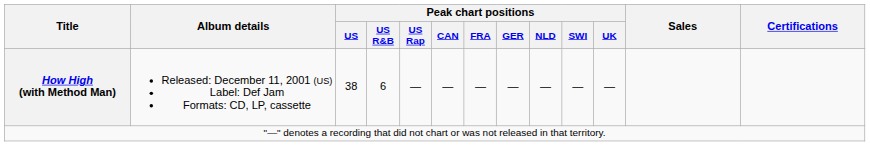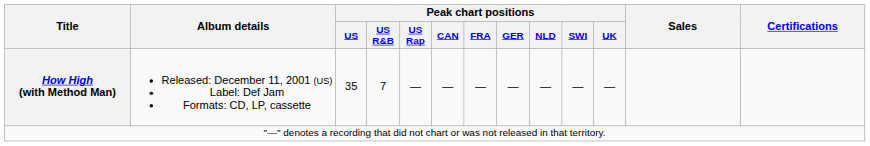(351, 87) 38 -> (351, 87) 35
(383, 87) 6 -> (383, 87) 7
